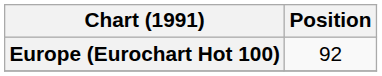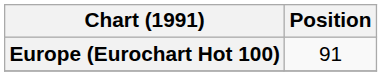(330, 53) 92 -> (330, 53) 91
